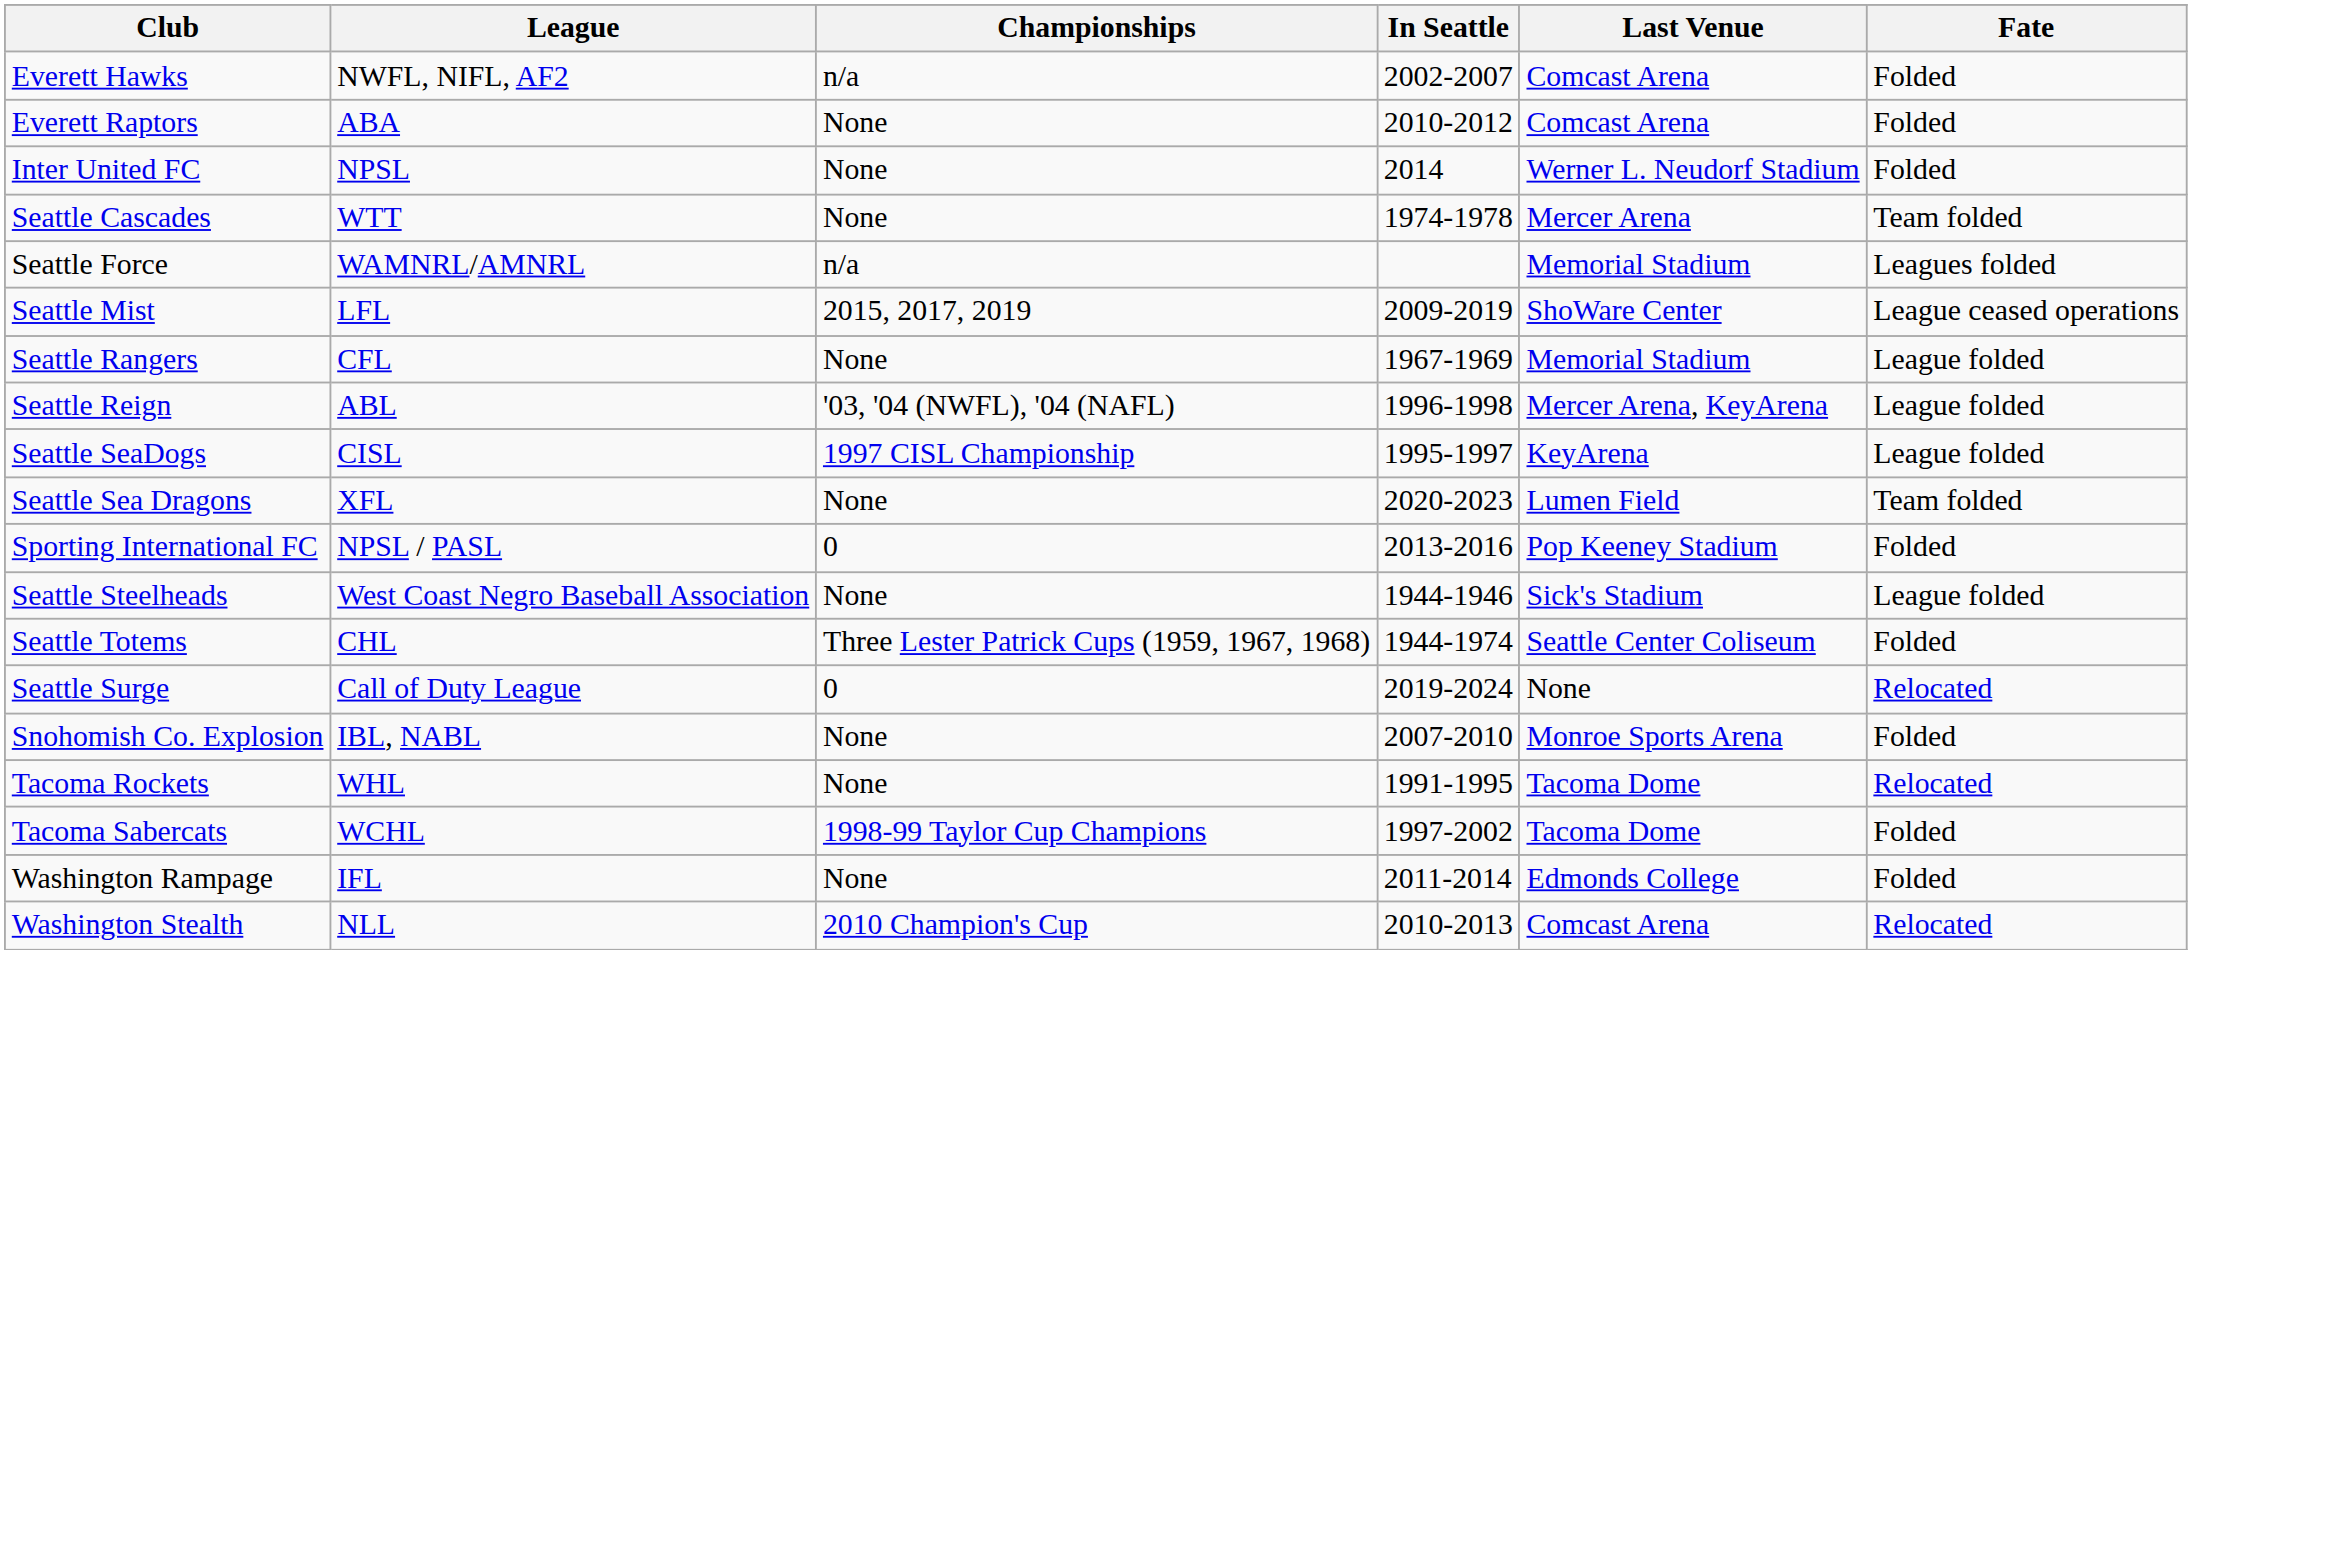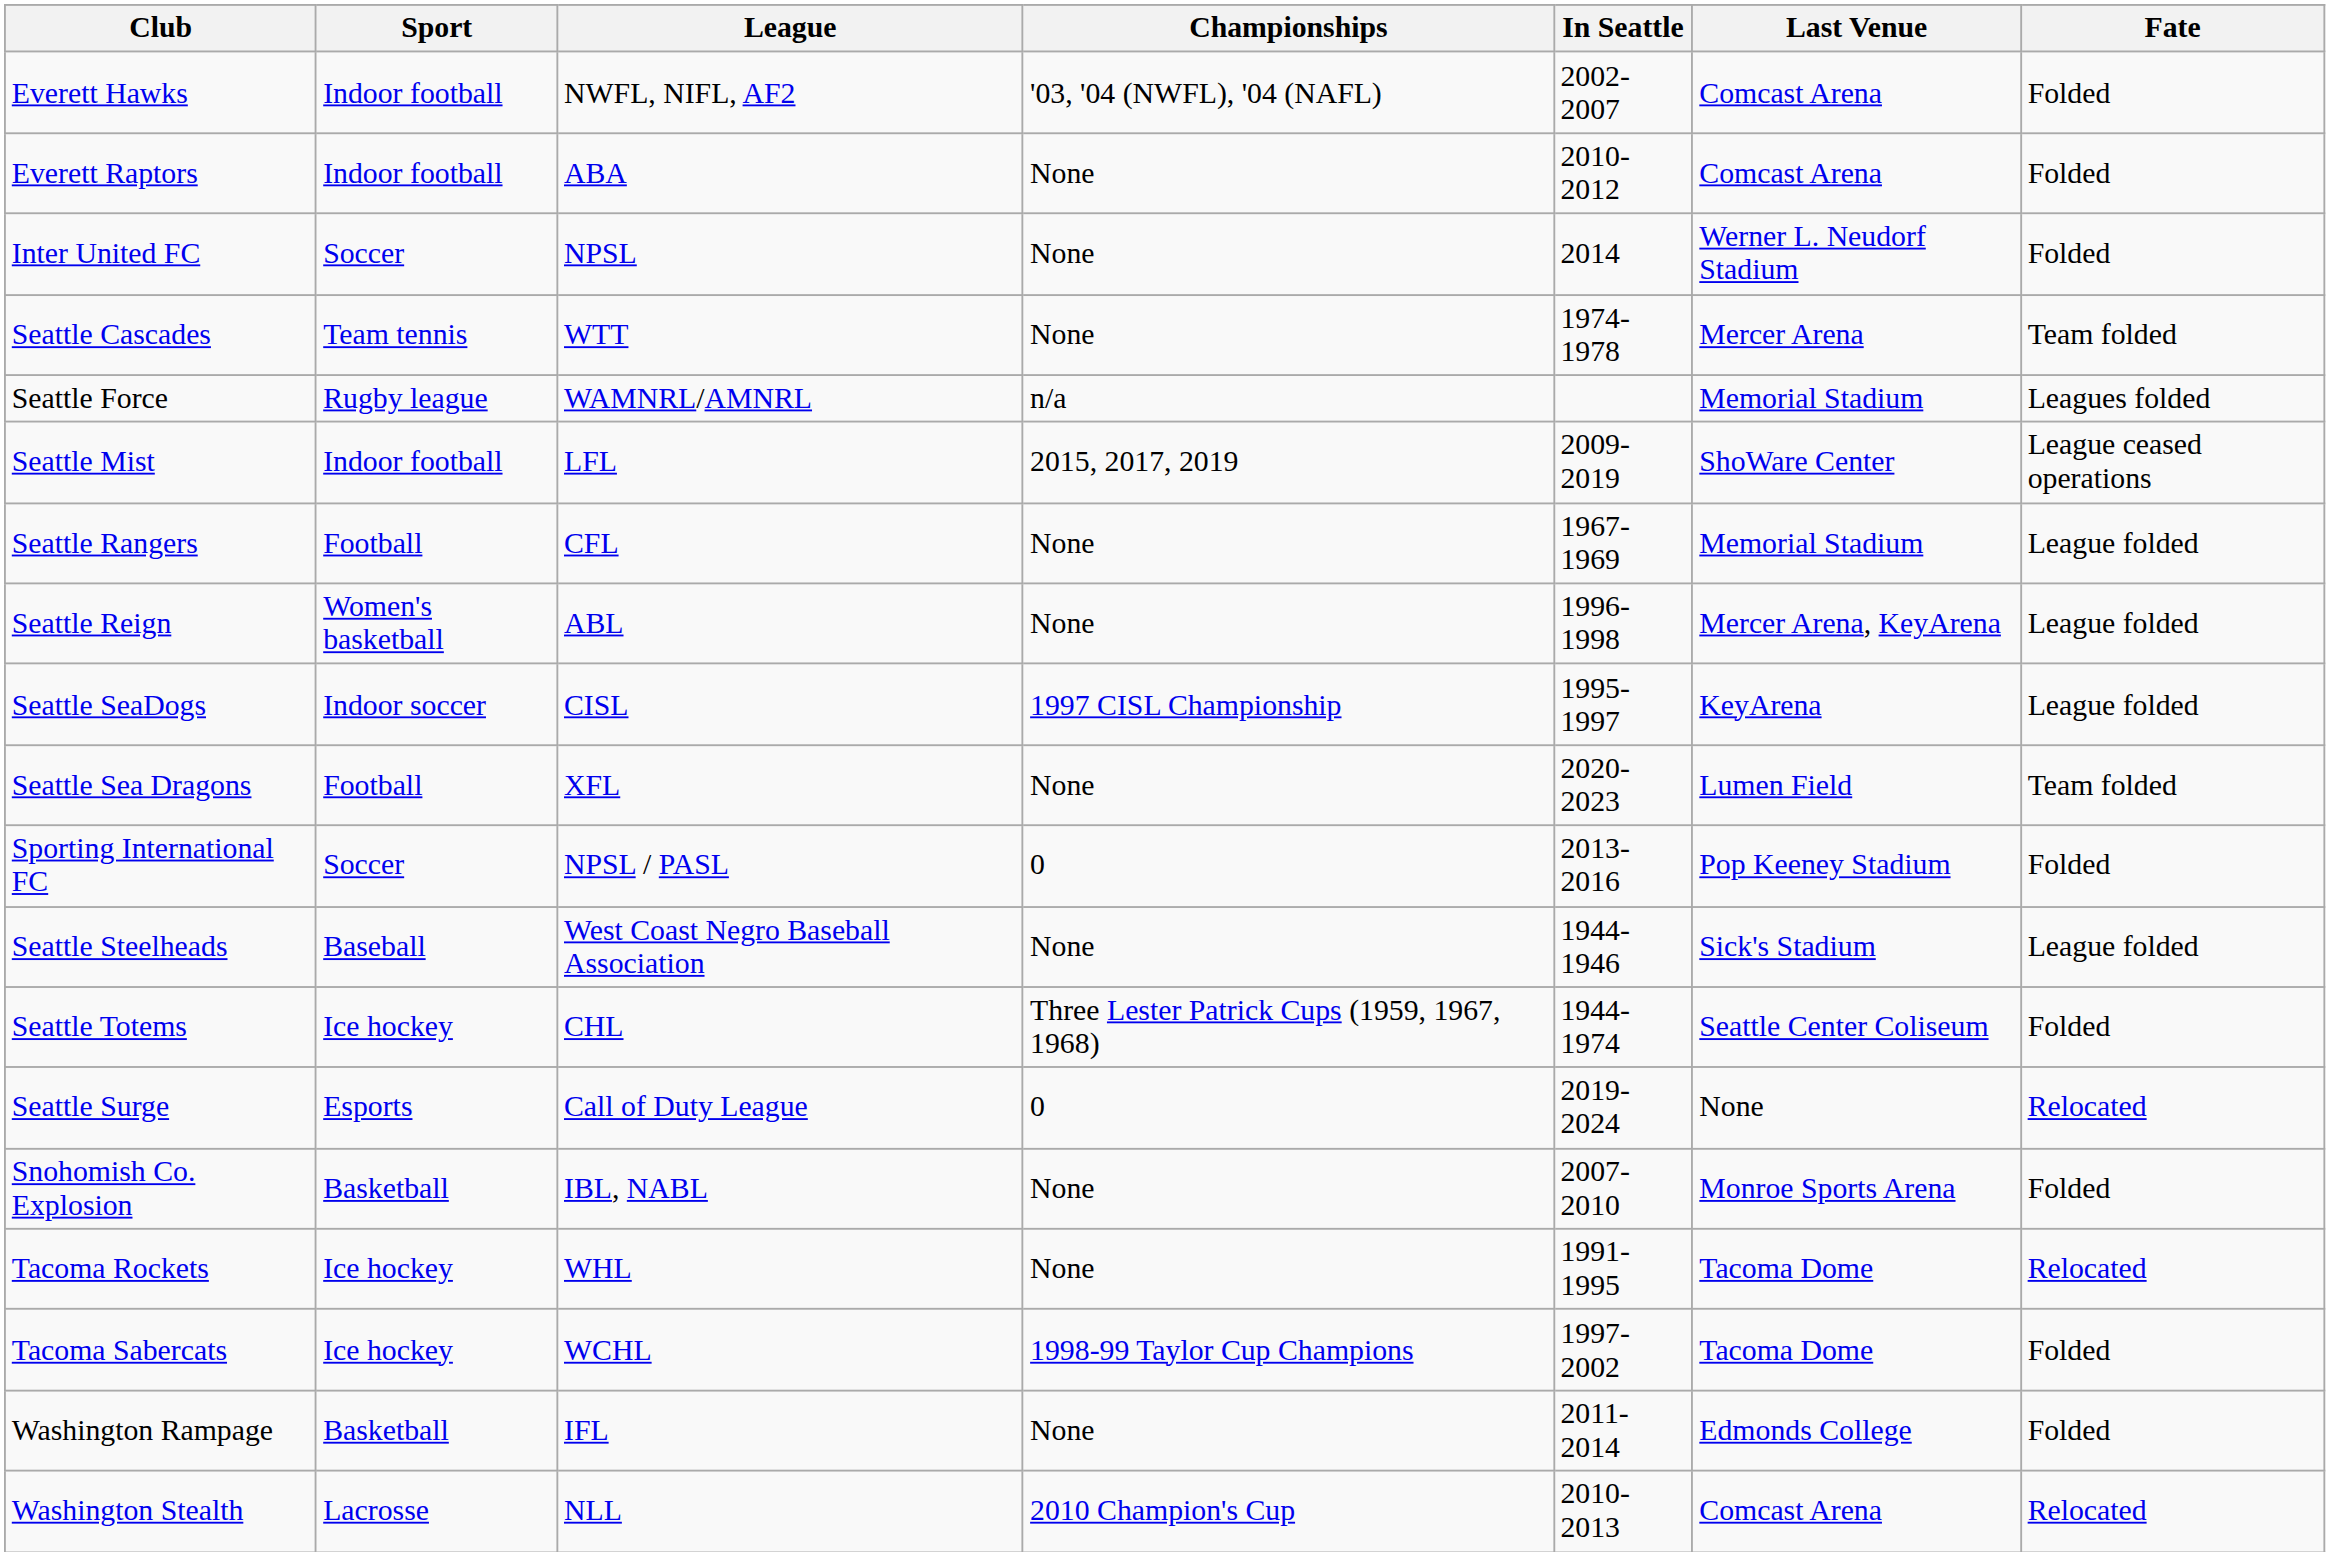+ column: (437, 28)
(841, 75) n/a -> (1206, 92) '03, '04 (NWFL), '04 (NAFL)
(999, 405) '03, '04 (NWFL), '04 (NAFL) -> (1062, 623) None
